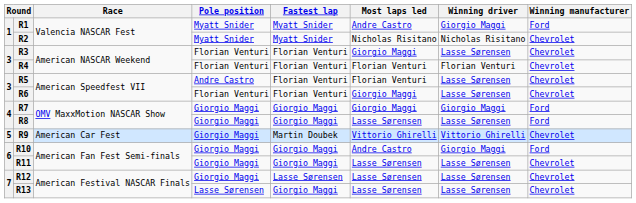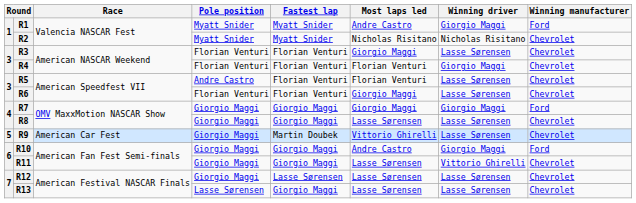(478, 67) Florian Venturi -> (473, 67) Giorgio Maggi
(540, 122) Ford -> (552, 122) Chevrolet
(483, 136) Vittorio Ghirelli -> (476, 136) Lasse Sørensen
(476, 163) Lasse Sørensen -> (483, 163) Vittorio Ghirelli
